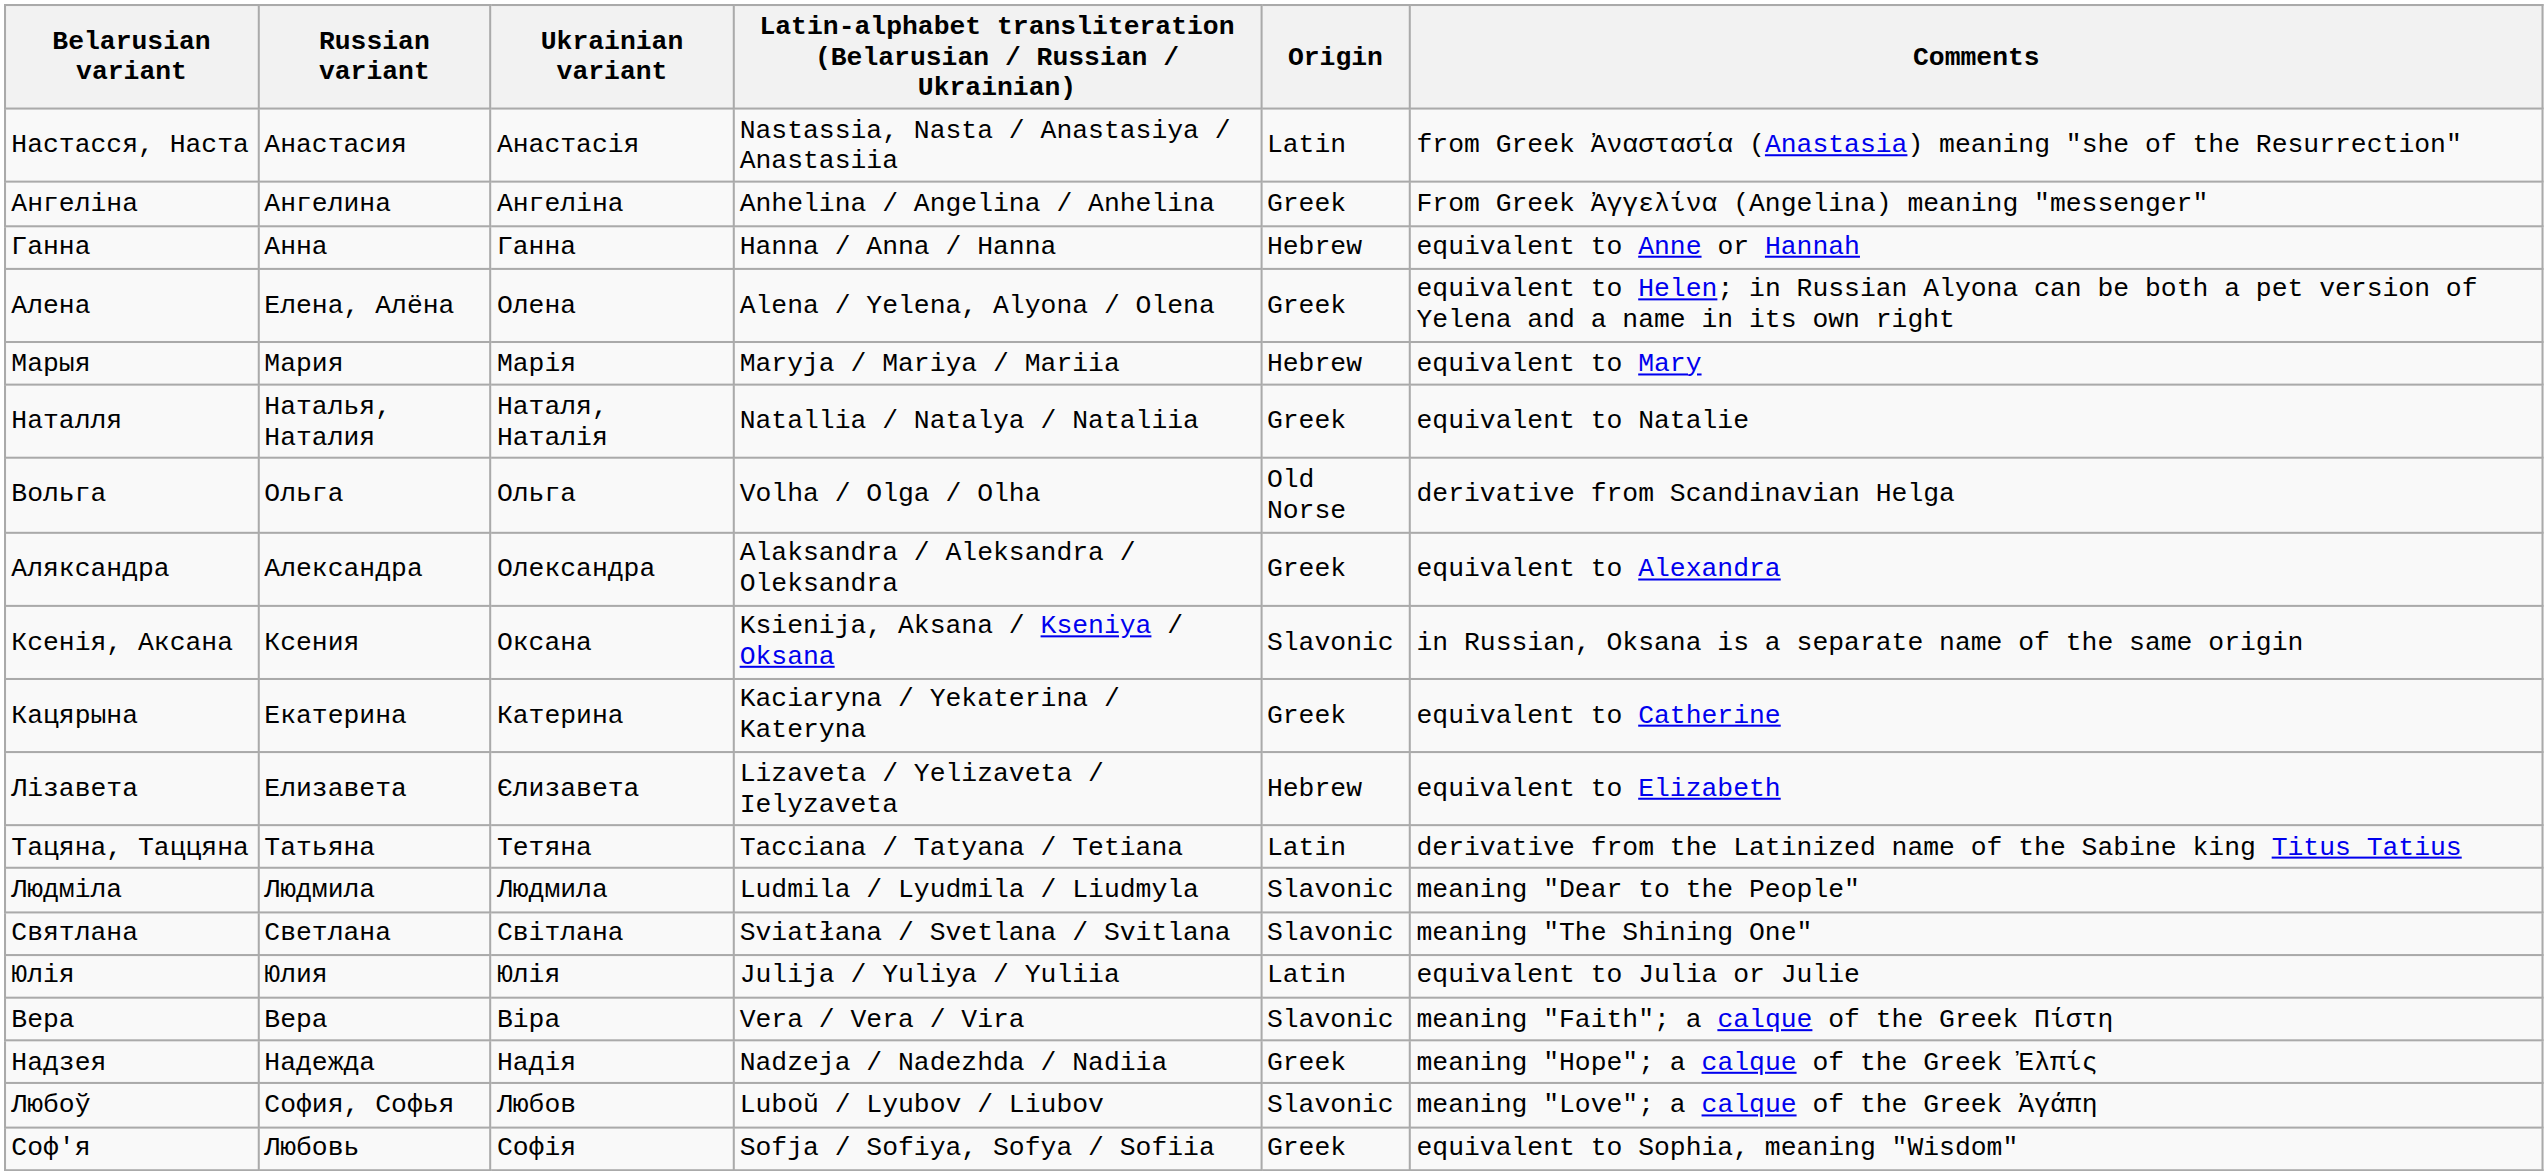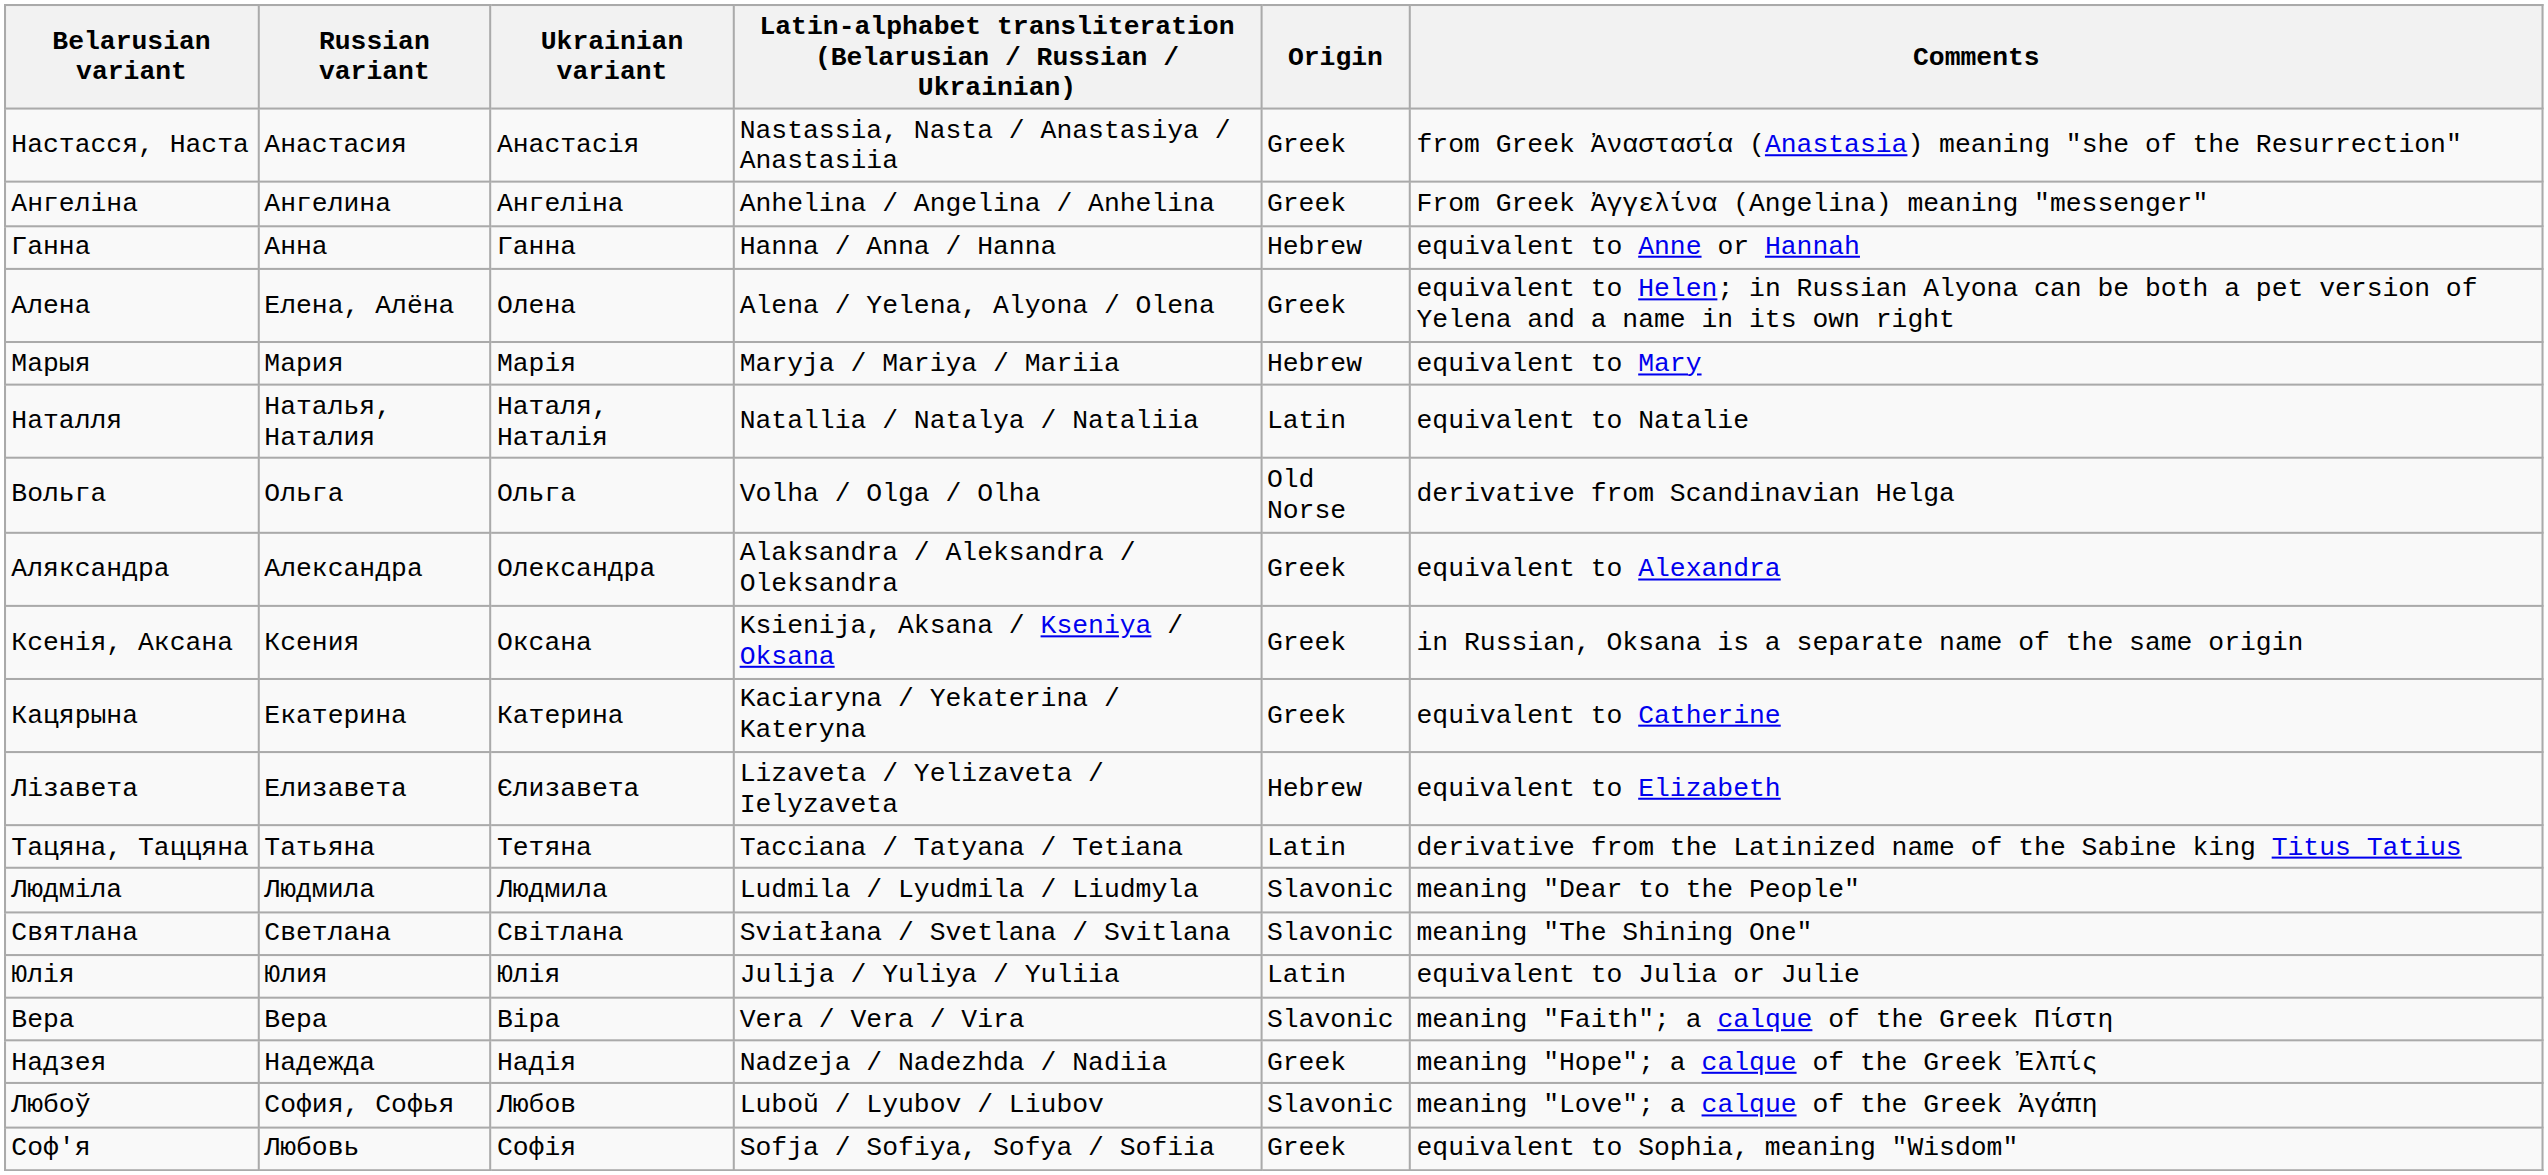(1307, 146) Latin -> (1307, 146) Greek
(1307, 422) Greek -> (1307, 422) Latin
(1330, 642) Slavonic -> (1307, 642) Greek
